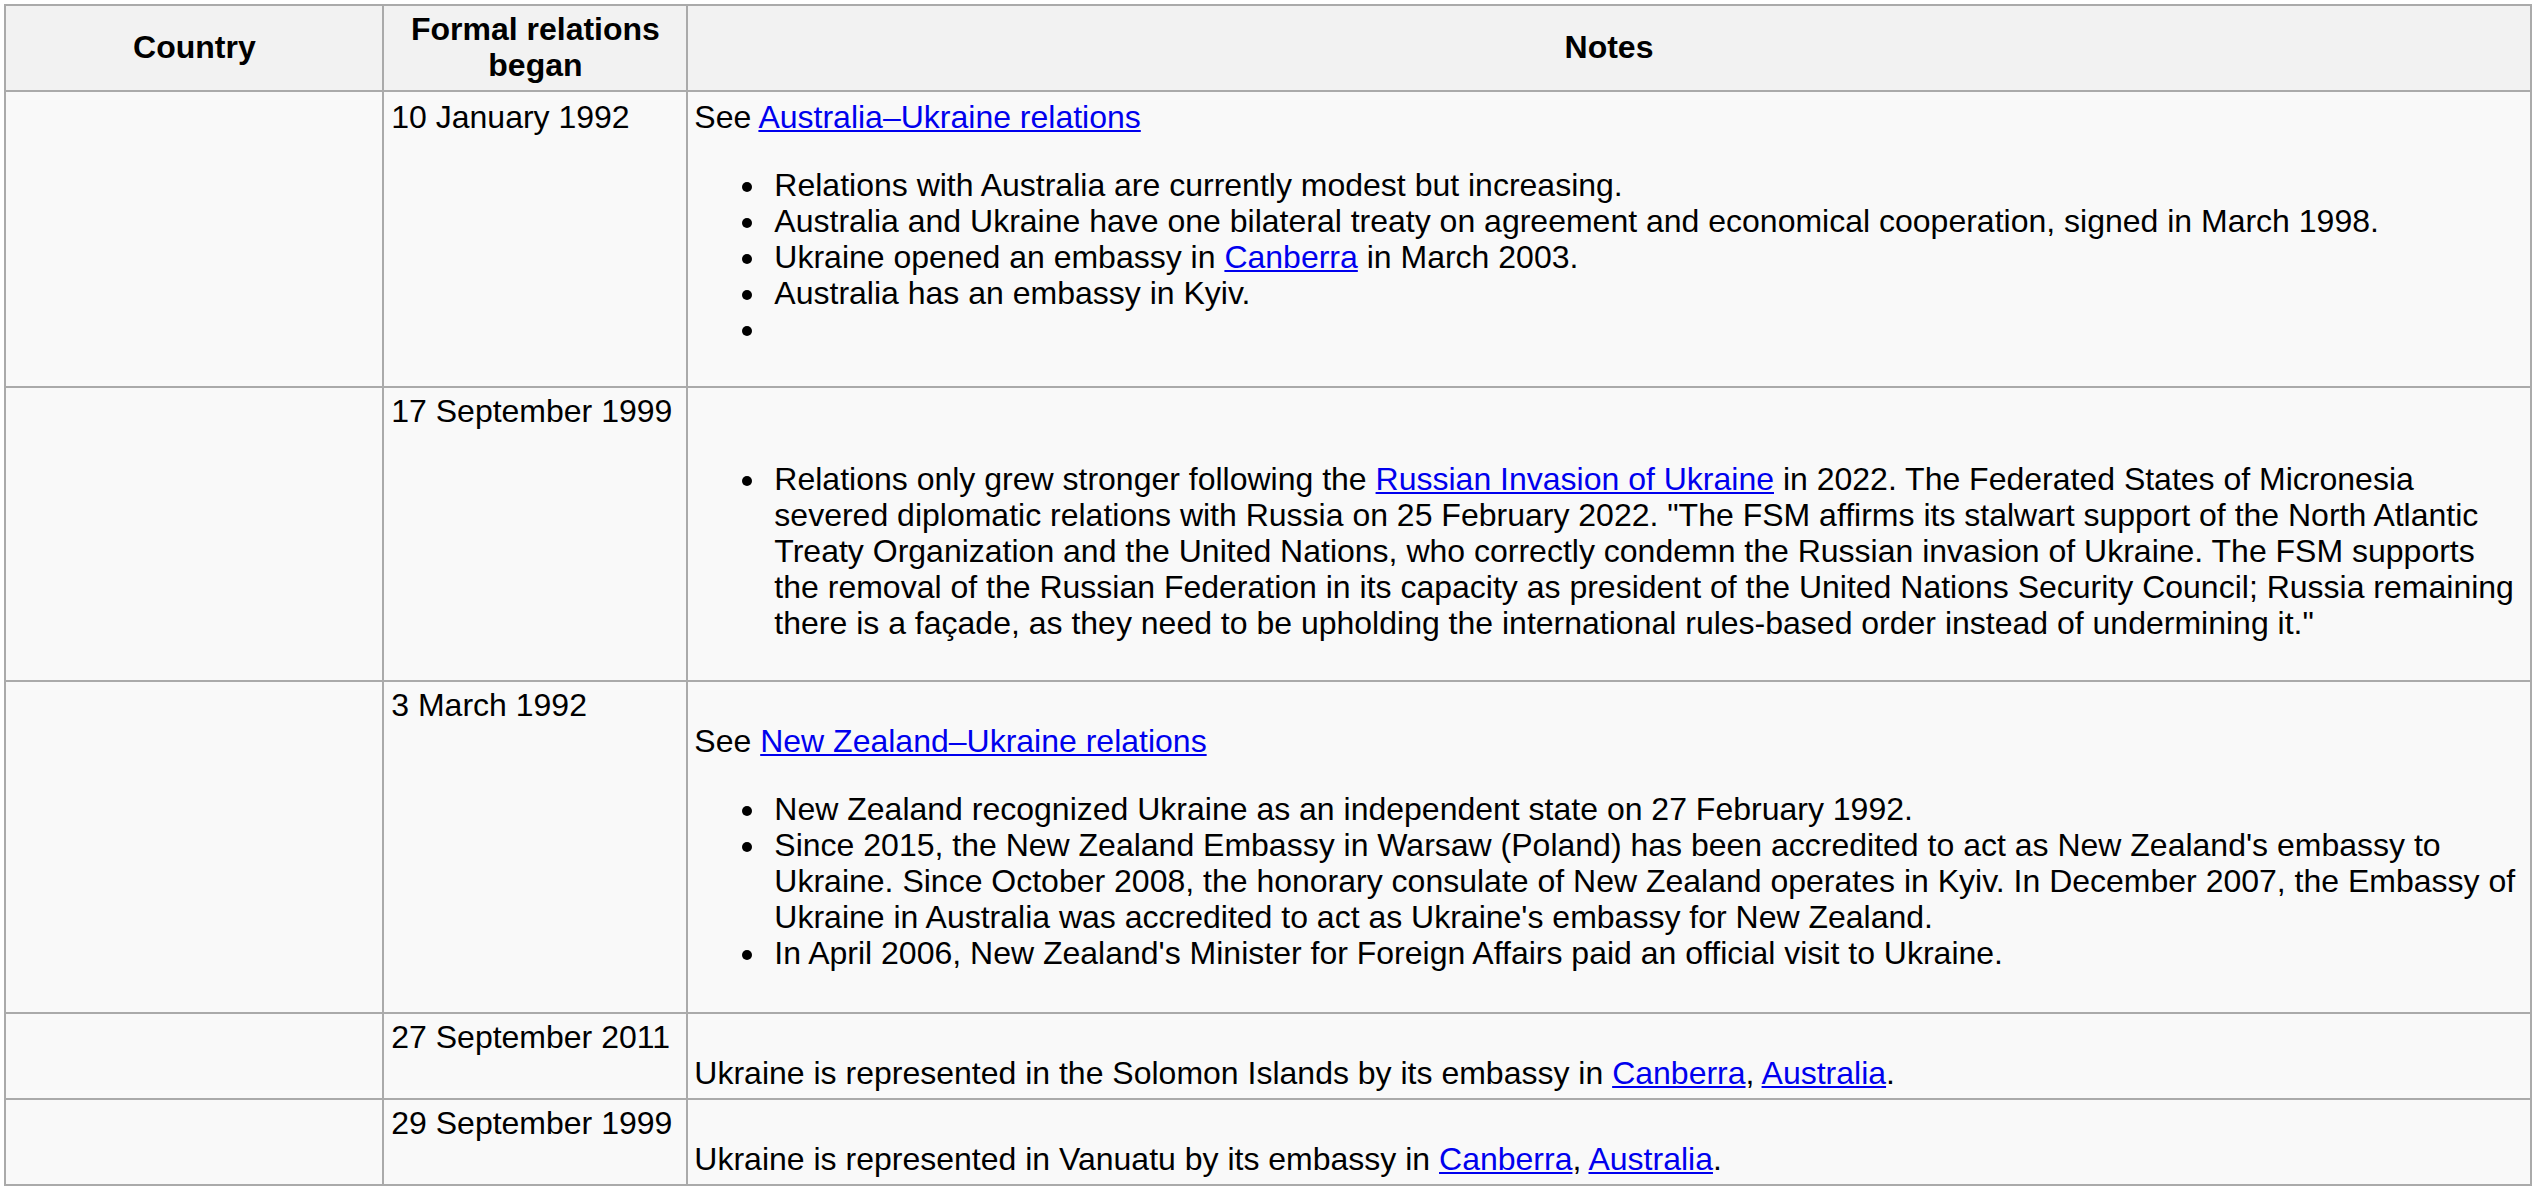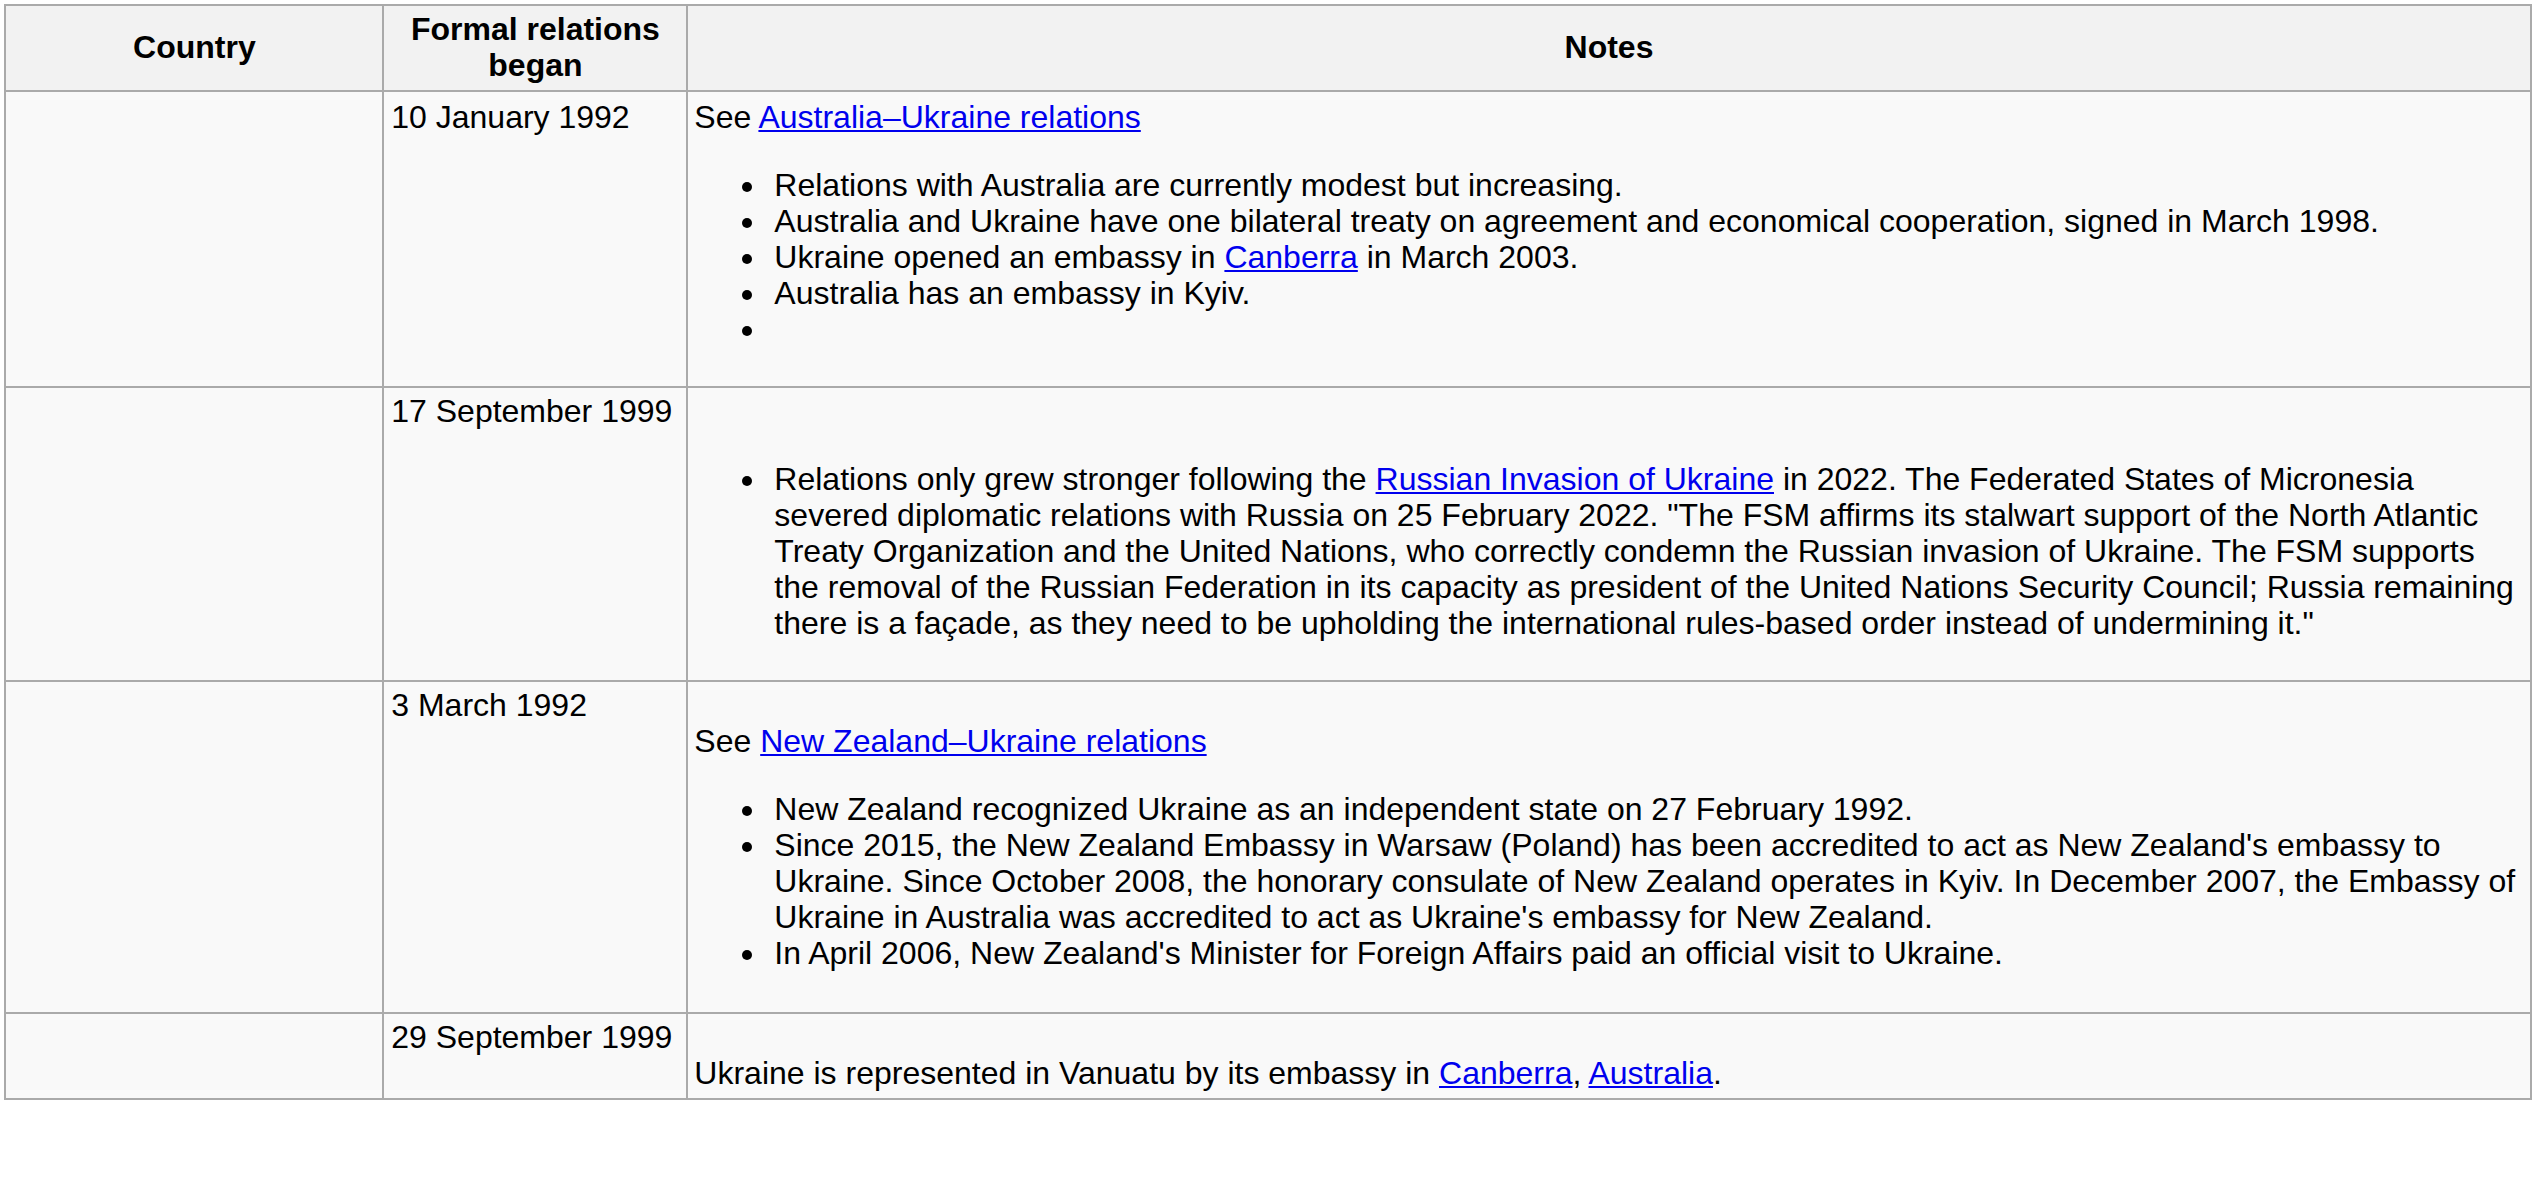- row: (531, 1036)
